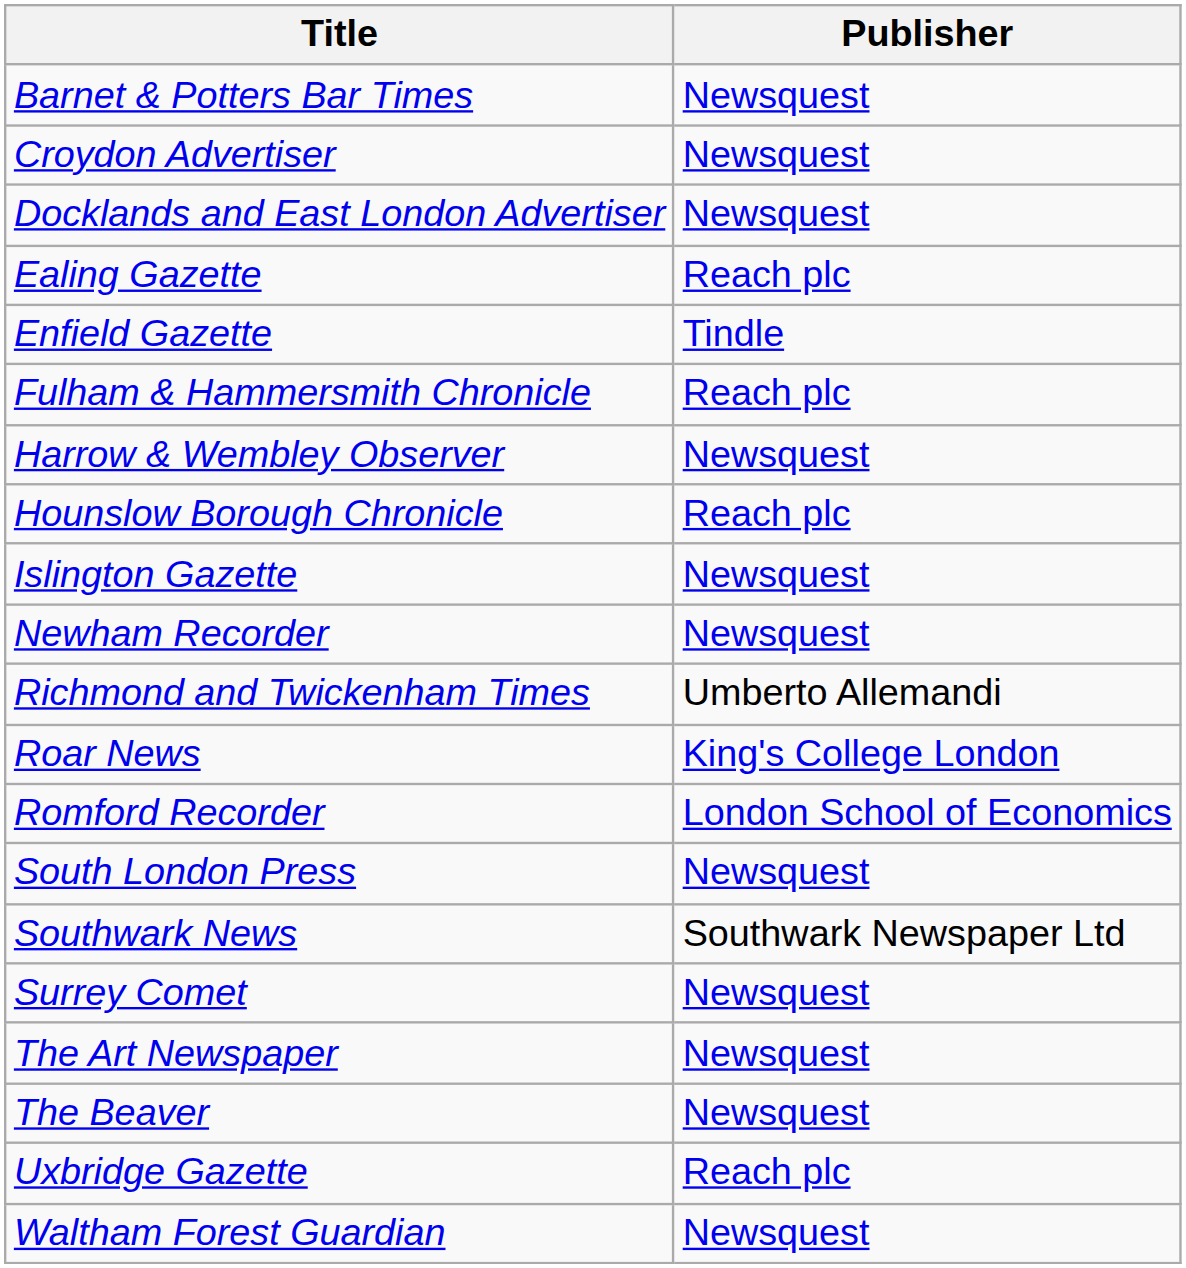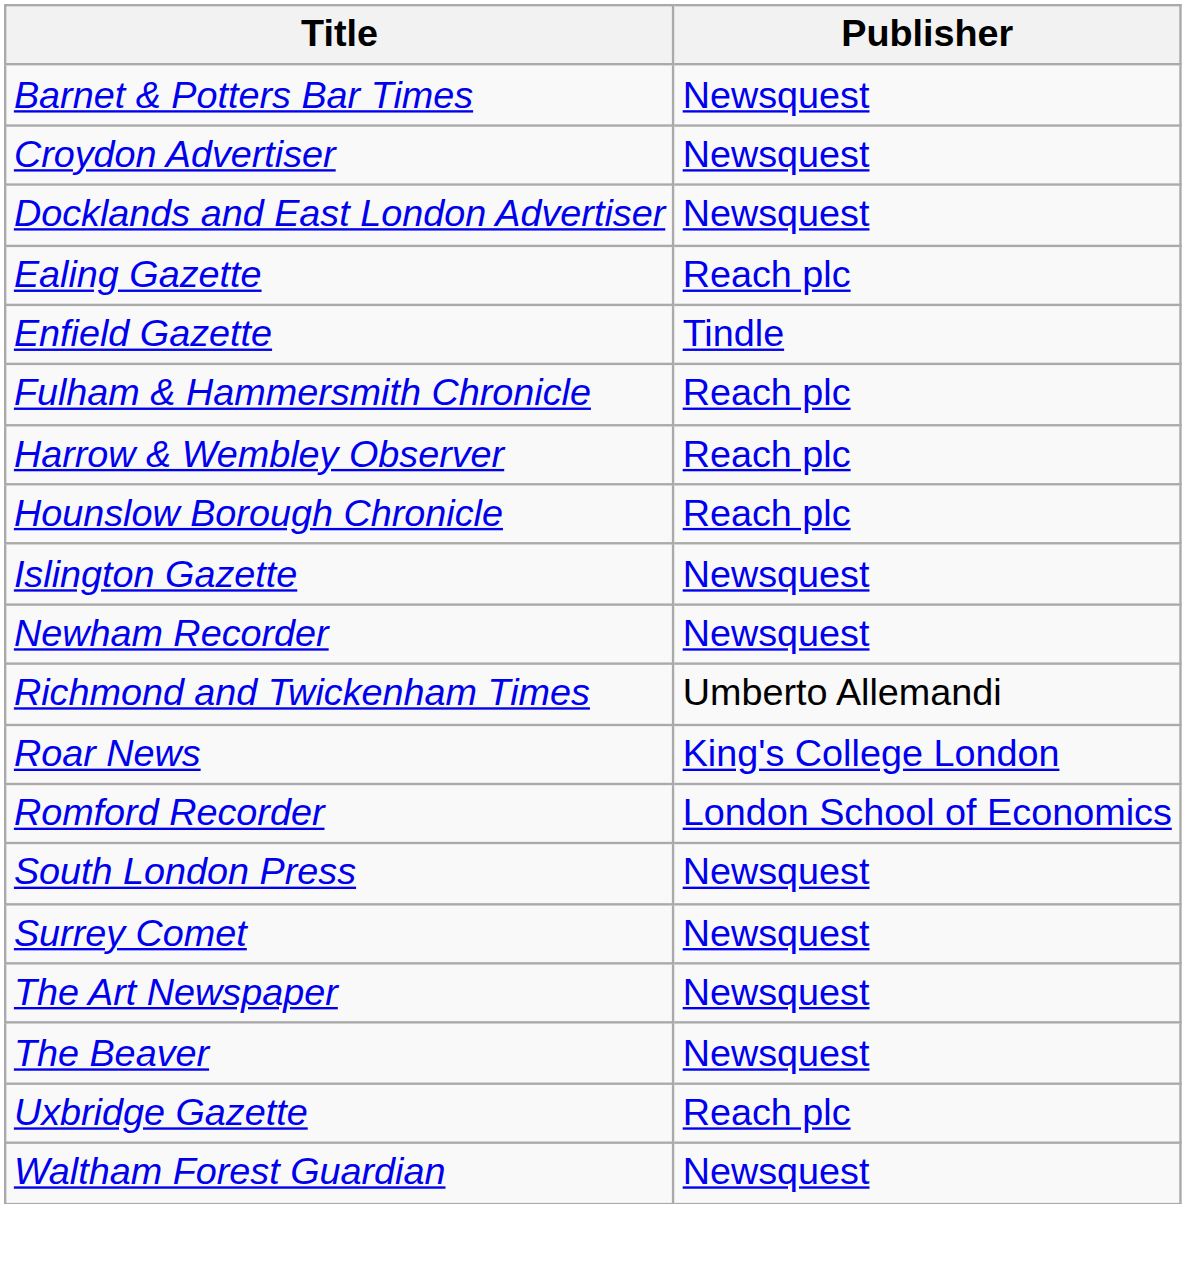(776, 453) Newsquest -> (767, 453) Reach plc
- row: (156, 932)
